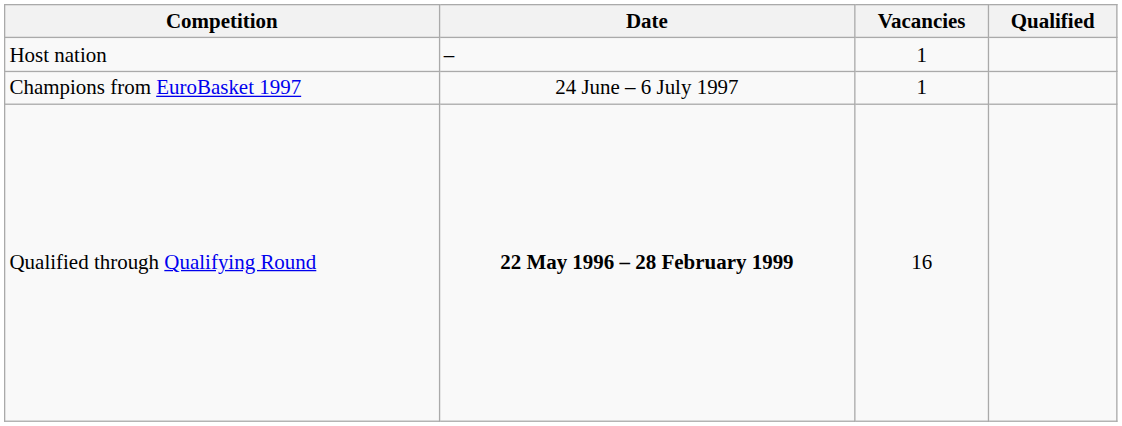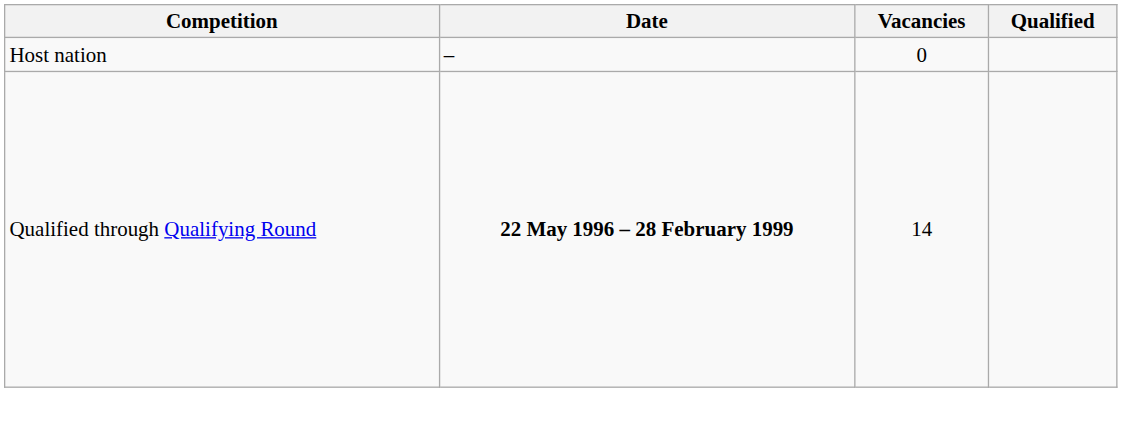(922, 54) 1 -> (922, 54) 0
- row: (155, 87)
(922, 262) 16 -> (922, 229) 14
